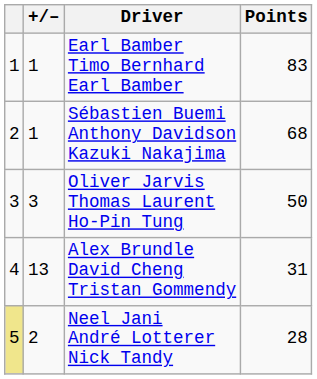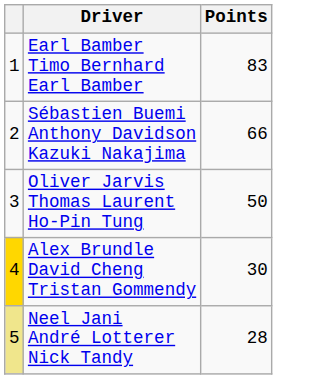- column: (44, 19)
(297, 135) 68 -> (257, 135) 66
(14, 272) no background -> (14, 272) gold background
(297, 272) 31 -> (257, 272) 30
